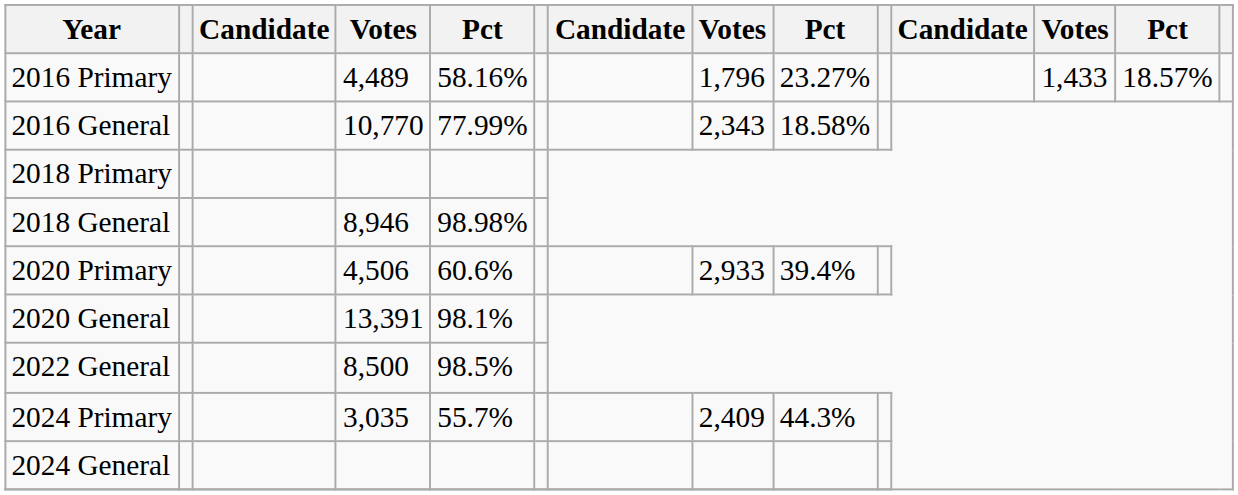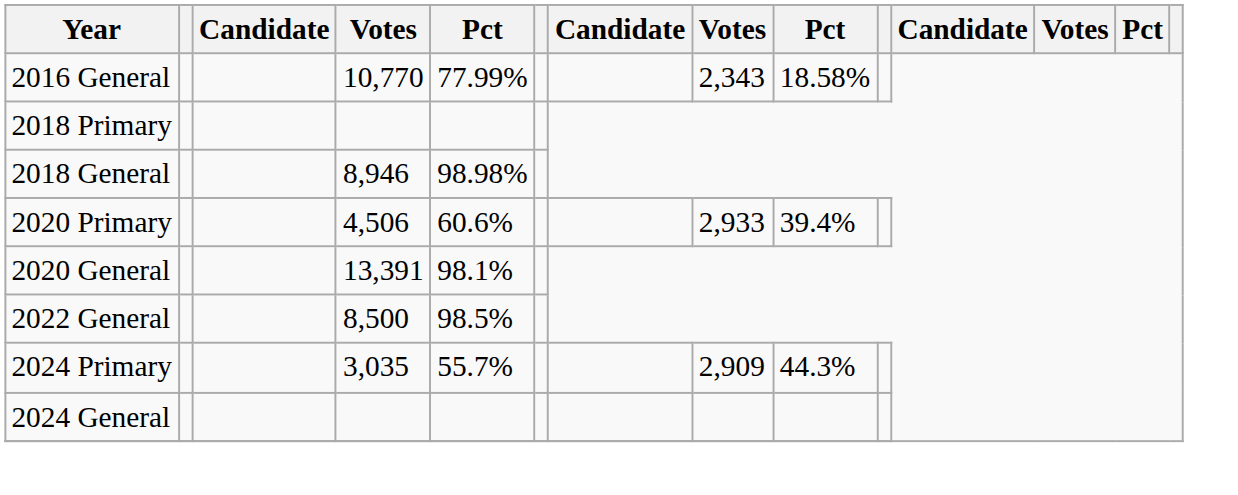- row: (92, 77)
(732, 415) 2,409 -> (732, 367) 2,909
